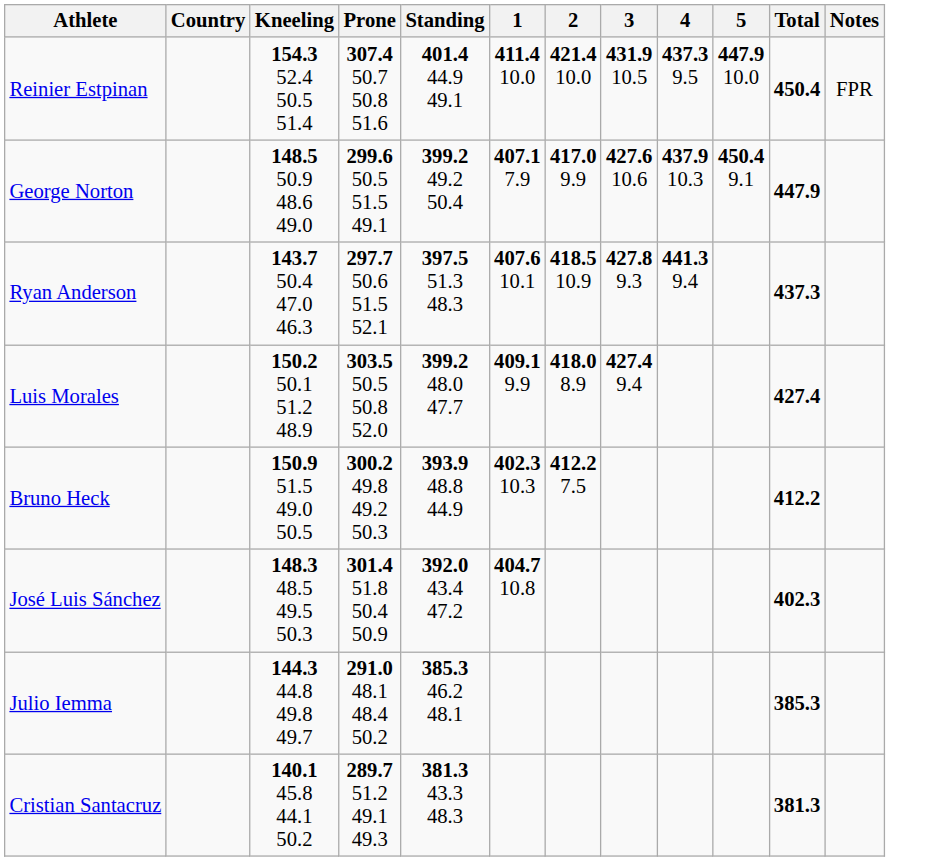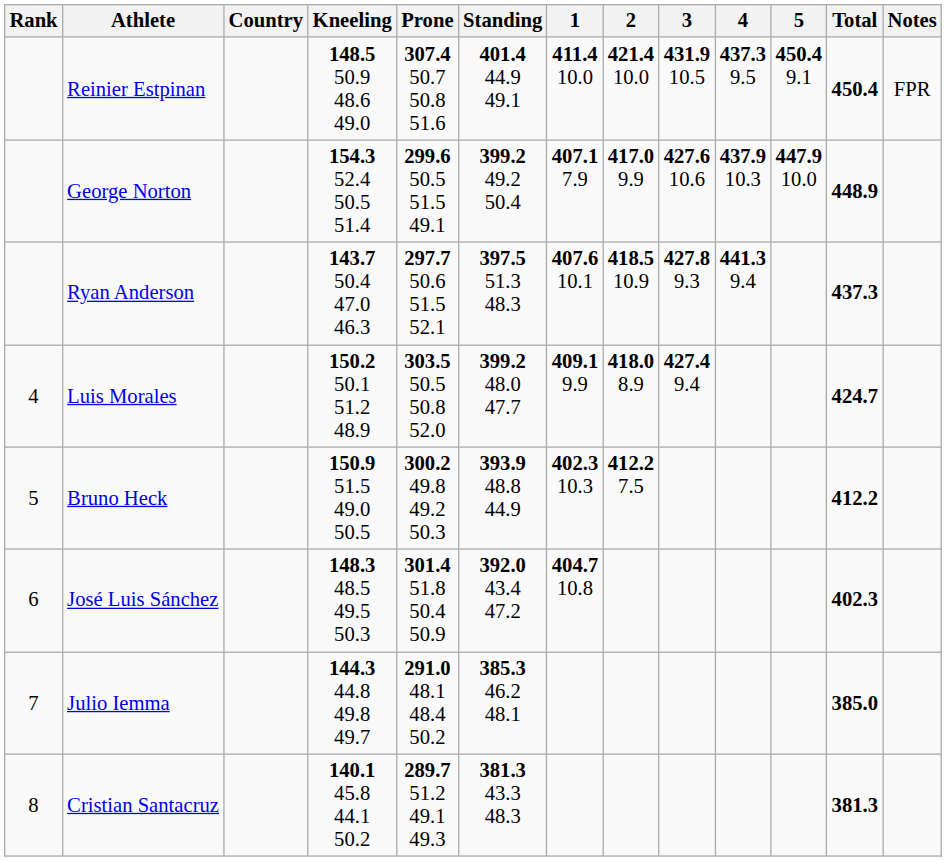+ column: (33, 20)
(294, 88) 154.3 52.4 50.5 51.4 -> (352, 88) 148.5 50.9 48.6 49.0
(741, 65) 447.9 10.0 -> (799, 65) 450.4 9.1
(294, 190) 148.5 50.9 48.6 49.0 -> (352, 190) 154.3 52.4 50.5 51.4
(741, 167) 450.4 9.1 -> (799, 167) 447.9 10.0
(797, 190) 447.9 -> (855, 190) 448.9
(797, 395) 427.4 -> (855, 395) 424.7
(797, 702) 385.3 -> (855, 702) 385.0
